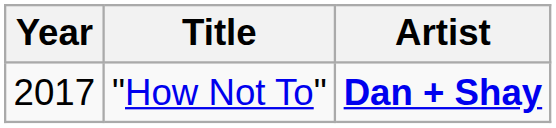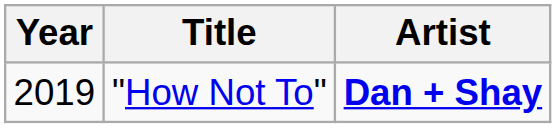(54, 91) 2017 -> (54, 91) 2019
